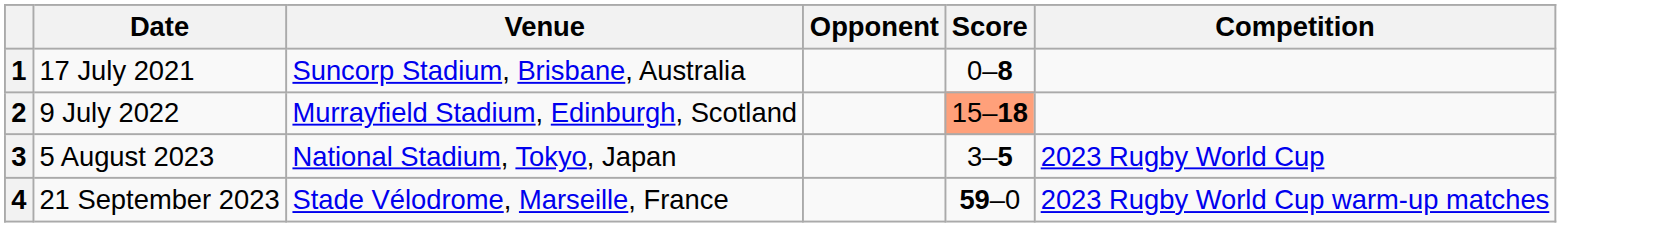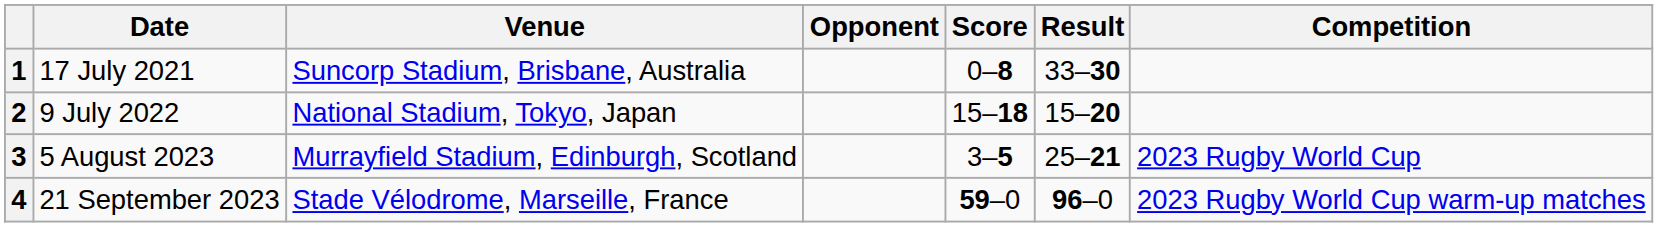+ column: (1082, 27)
(545, 113) Murrayfield Stadium, Edinburgh, Scotland -> (484, 113) National Stadium, Tokyo, Japan
(990, 113) lightsalmon background -> (990, 113) no background
(484, 157) National Stadium, Tokyo, Japan -> (545, 157) Murrayfield Stadium, Edinburgh, Scotland
